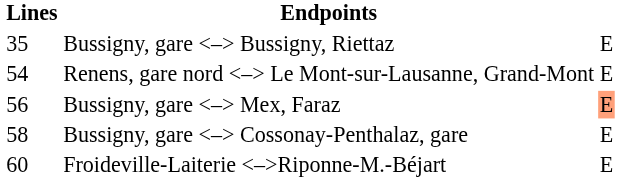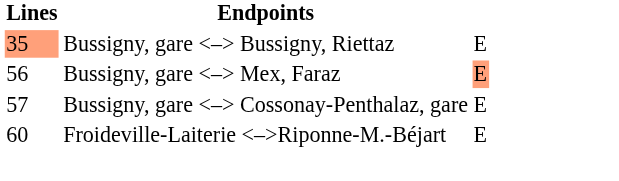(17, 43) no background -> (17, 43) lightsalmon background
- row: (329, 74)
(17, 134) 58 -> (17, 104) 57
